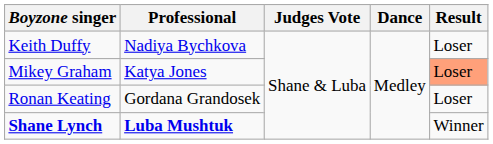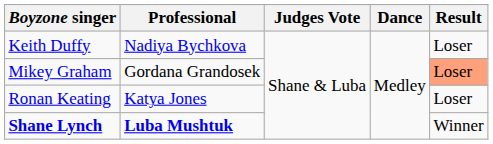(165, 71) Katya Jones -> (192, 71) Gordana Grandosek
(192, 98) Gordana Grandosek -> (165, 98) Katya Jones
